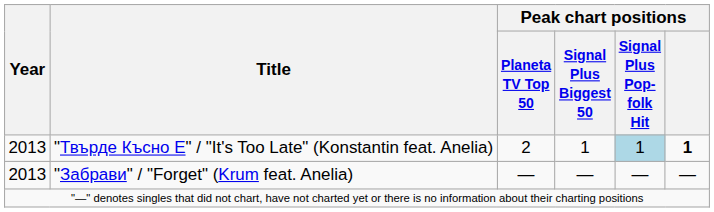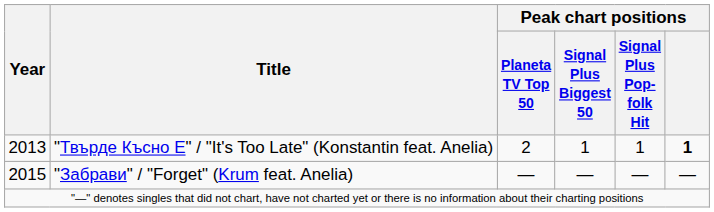(640, 148) lightblue background -> (640, 148) no background
(27, 174) 2013 -> (27, 174) 2015
